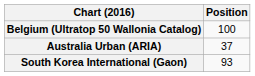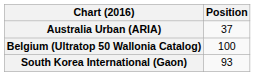rows swapped: (104, 46) <-> (104, 29)
